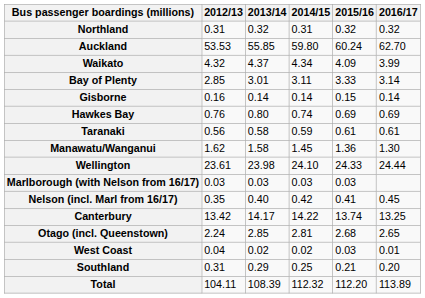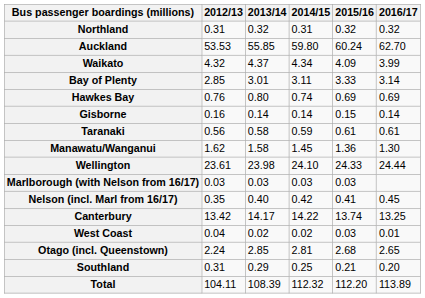rows swapped: (103, 98) <-> (103, 115)
rows swapped: (103, 251) <-> (103, 234)
